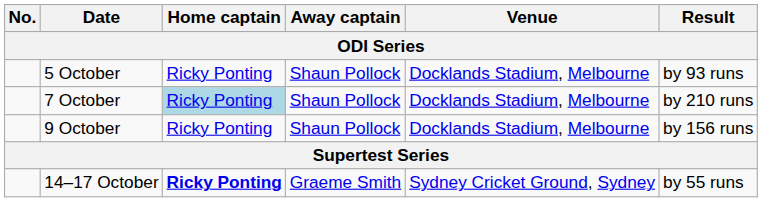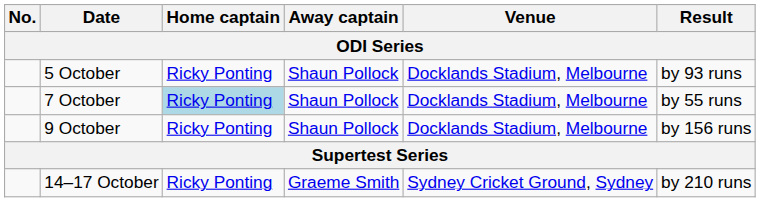(708, 100) by 210 runs -> (701, 100) by 55 runs
(224, 182) bold -> (219, 182) normal
(703, 182) by 55 runs -> (706, 182) by 210 runs
